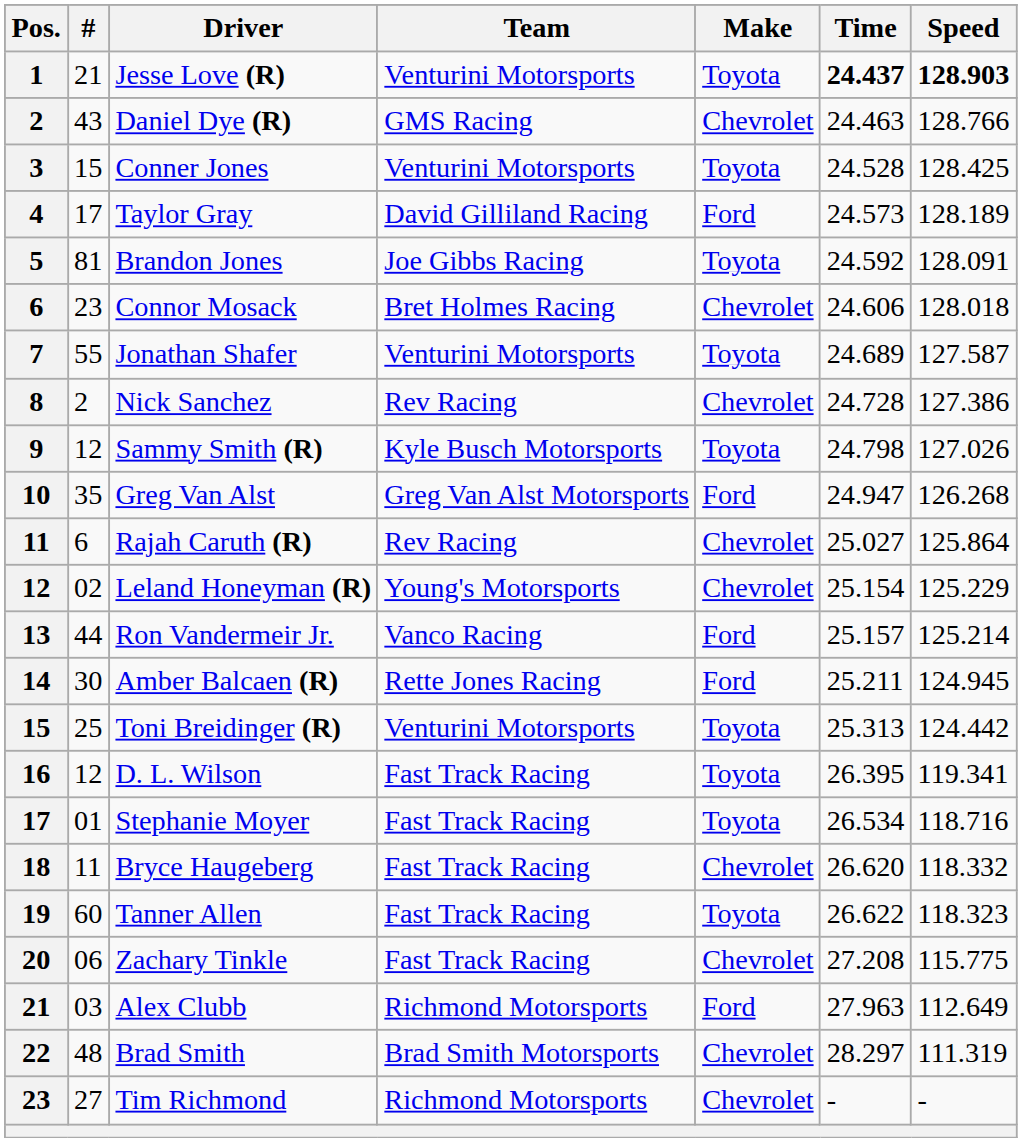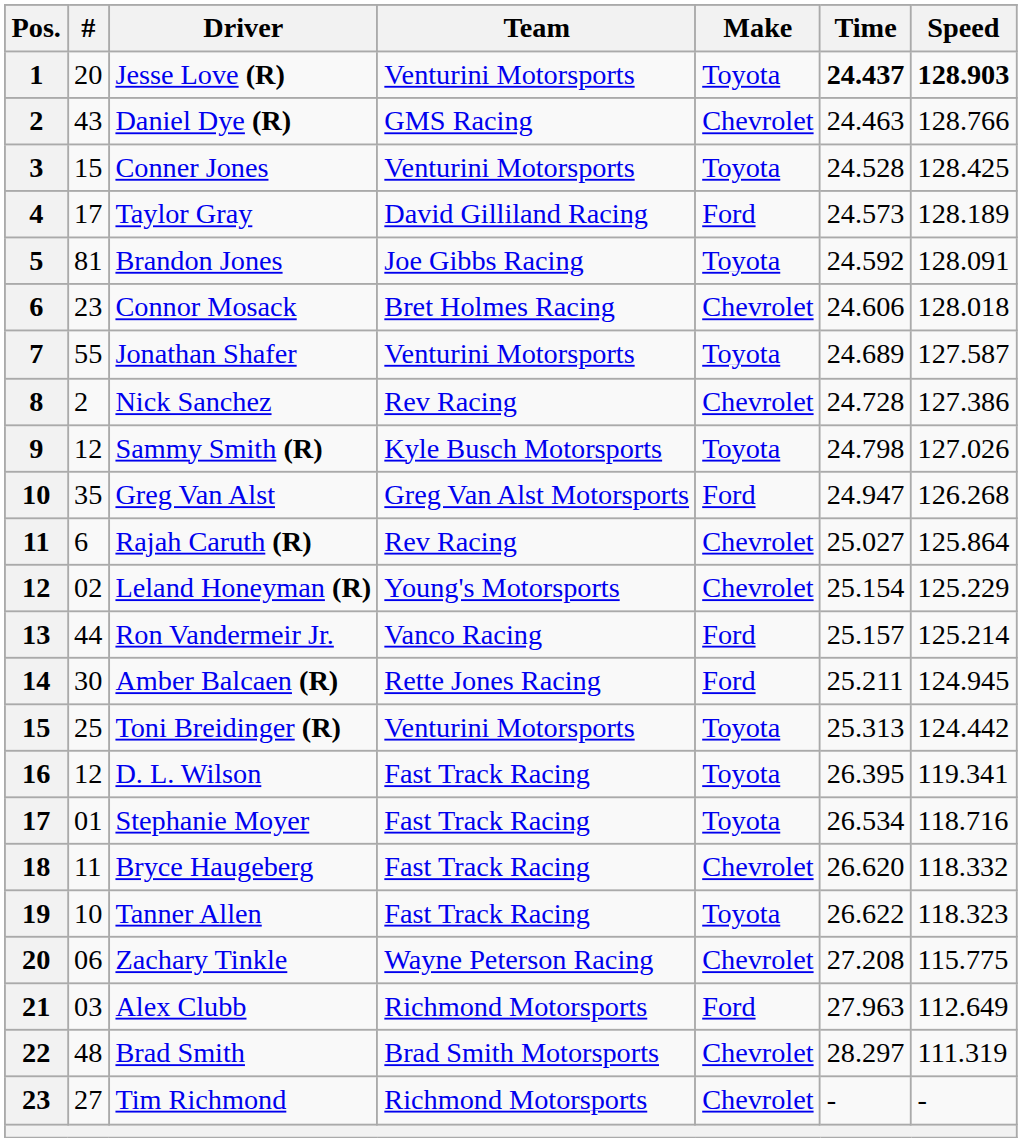(88, 74) 21 -> (88, 74) 20
(88, 913) 60 -> (88, 913) 10
(487, 960) Fast Track Racing -> (519, 960) Wayne Peterson Racing
